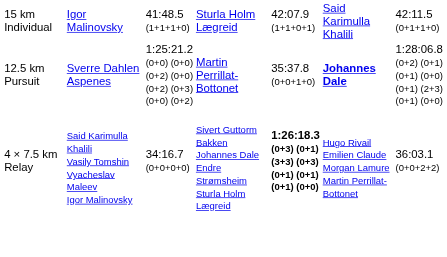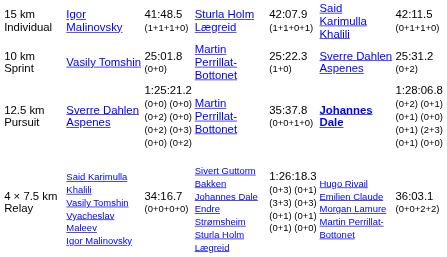+ row: (20, 62)
(296, 161) bold -> (293, 202) normal
